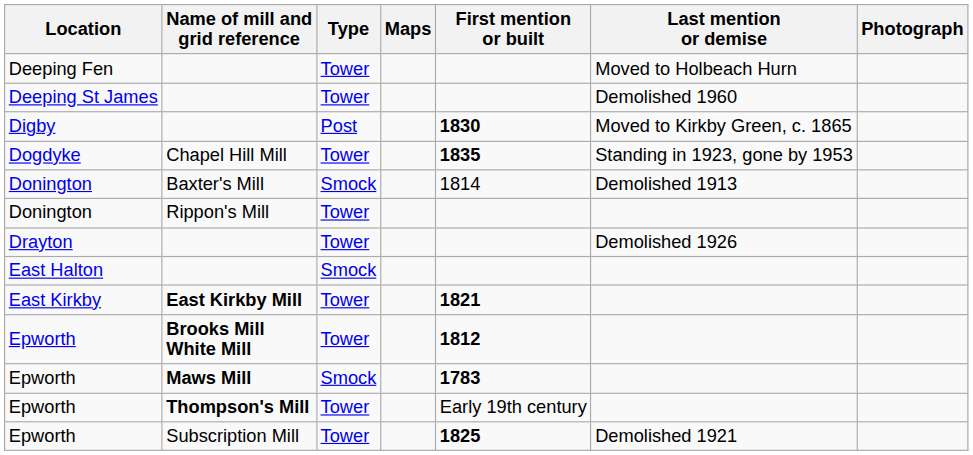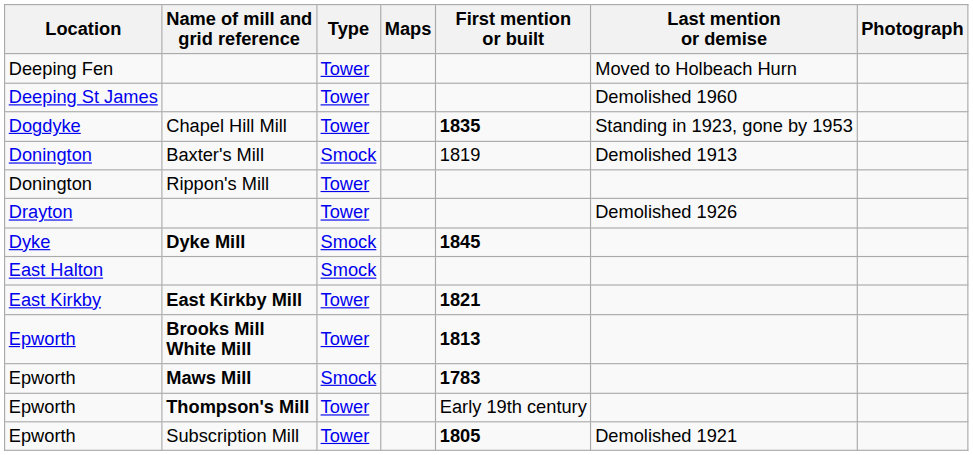- row: (32, 126)
(460, 184) 1814 -> (460, 155) 1819
+ row: (30, 241)
(460, 339) 1812 -> (460, 339) 1813
(460, 436) 1825 -> (460, 436) 1805
